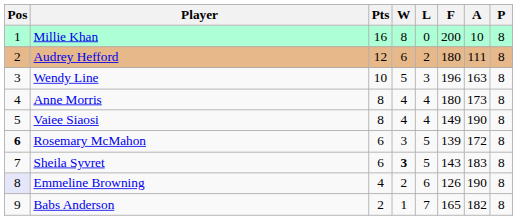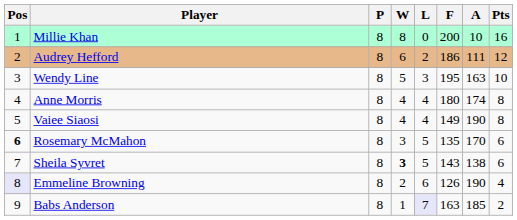columns swapped: (501, 15) <-> (380, 15)
(451, 57) 180 -> (450, 57) 186
(451, 78) 196 -> (450, 78) 195
(477, 99) 173 -> (476, 99) 174
(451, 141) 139 -> (450, 141) 135
(477, 141) 172 -> (476, 141) 170
(477, 162) 183 -> (476, 162) 138
(426, 204) no background -> (425, 204) lavender background
(451, 204) 165 -> (450, 204) 163
(477, 204) 182 -> (476, 204) 185
